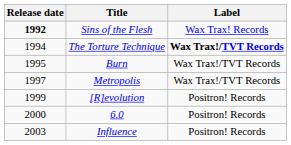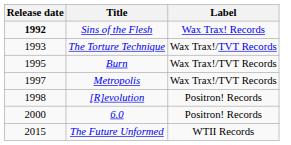(35, 47) 1994 -> (35, 47) 1993
(227, 47) bold -> (223, 47) normal
(35, 98) 1999 -> (35, 98) 1998
- row: (117, 132)
+ row: (117, 132)
